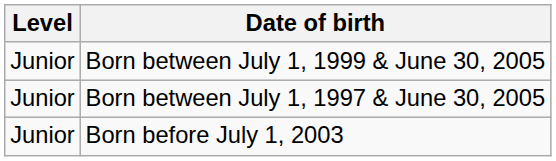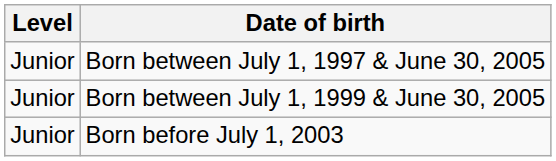rows swapped: (315, 60) <-> (315, 98)
